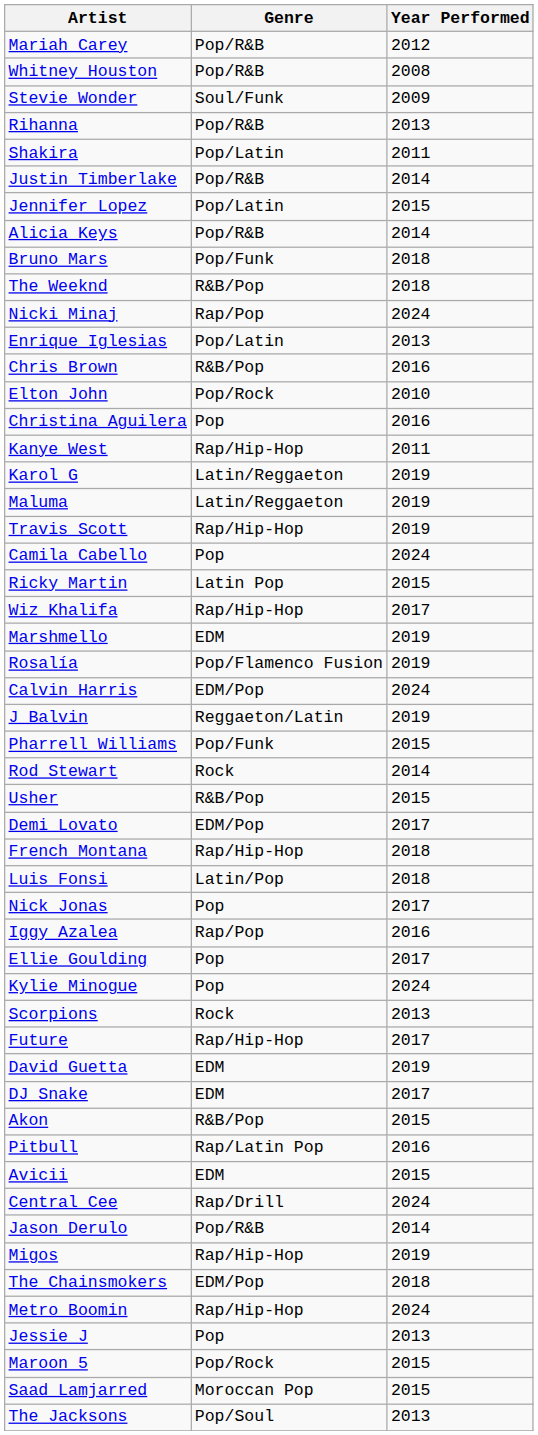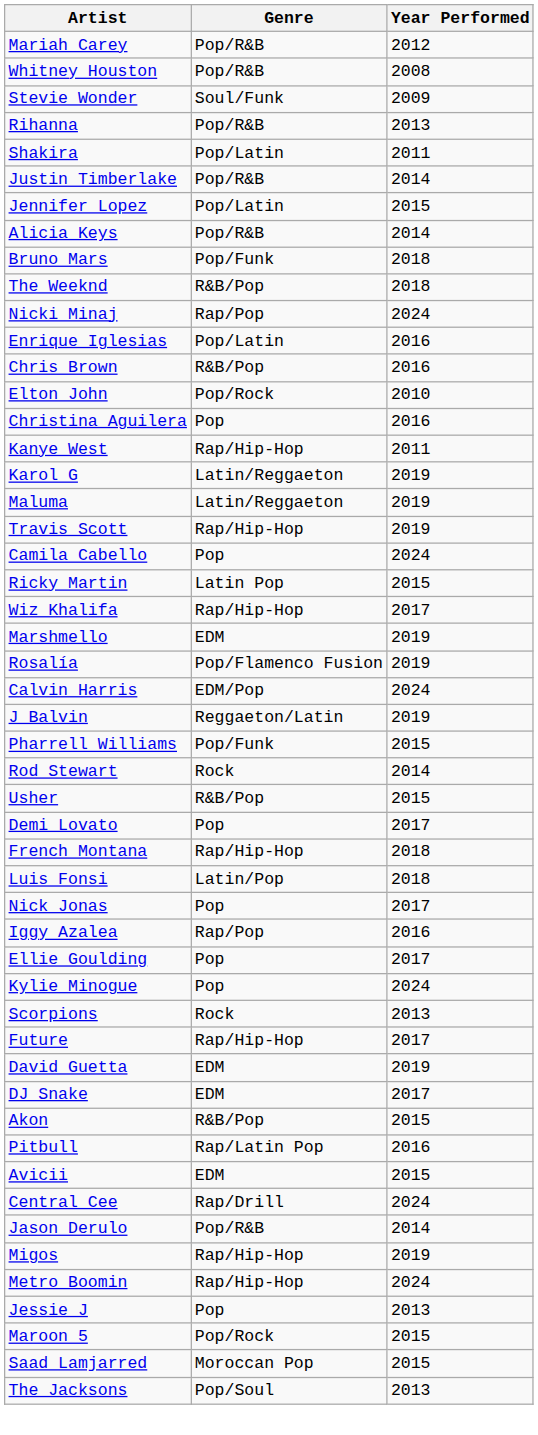(411, 341) 2013 -> (411, 341) 2016
(229, 825) EDM/Pop -> (210, 825) Pop
- row: (88, 1283)
